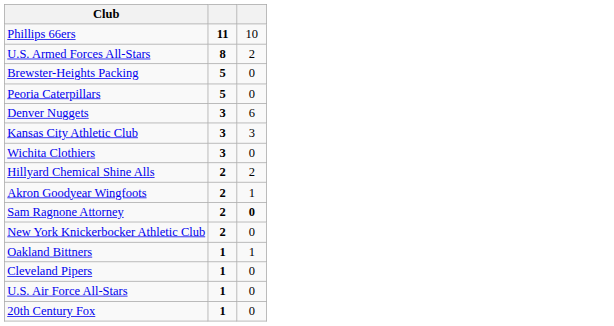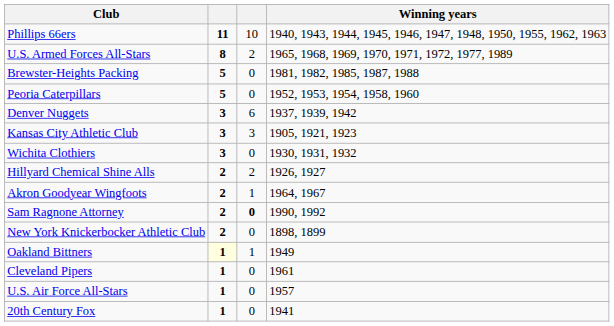+ column: (438, 14)
(223, 251) no background -> (223, 251) lightyellow background
